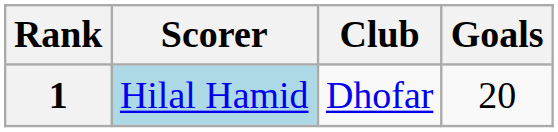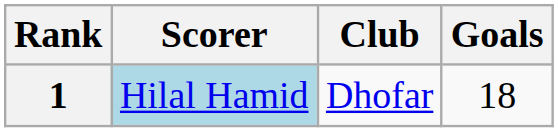(497, 94) 20 -> (497, 94) 18
